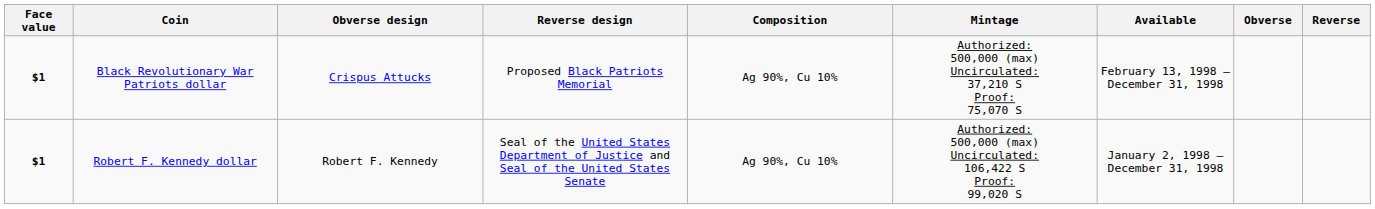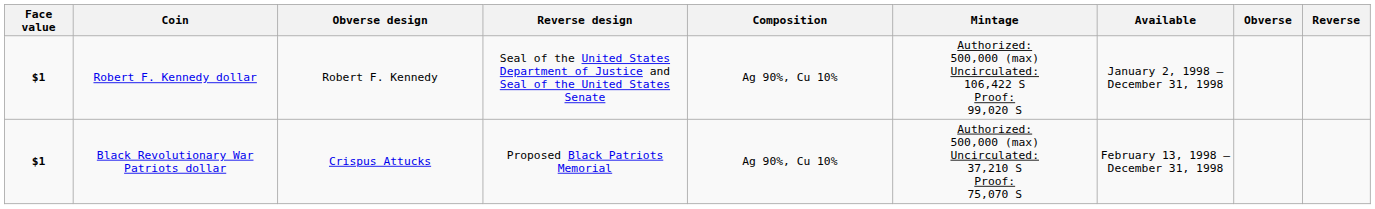rows swapped: (175, 161) <-> (175, 78)
